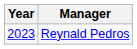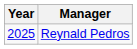(21, 34) 2023 -> (21, 34) 2025
